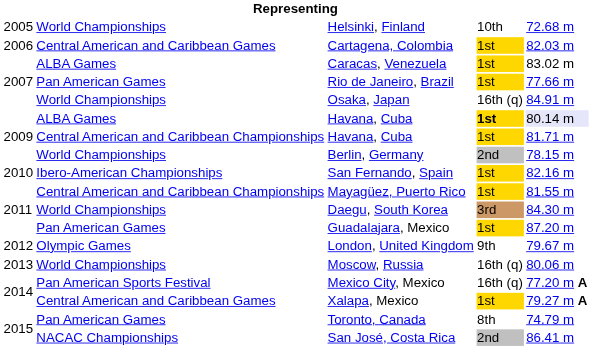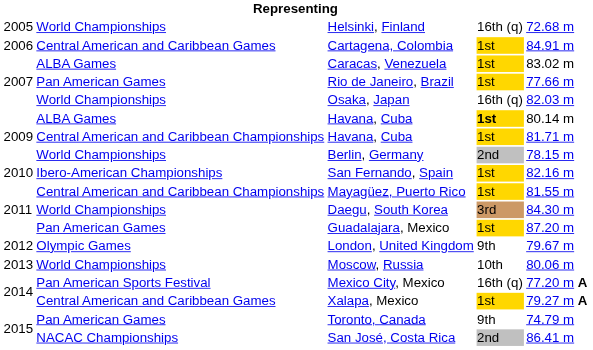(490, 27) 10th -> (500, 27) 16th (q)
(550, 45) 82.03 m -> (550, 45) 84.91 m
(550, 100) 84.91 m -> (550, 100) 82.03 m
(550, 118) lavender background -> (550, 118) no background
(500, 264) 16th (q) -> (490, 264) 10th
(486, 319) 8th -> (486, 319) 9th
